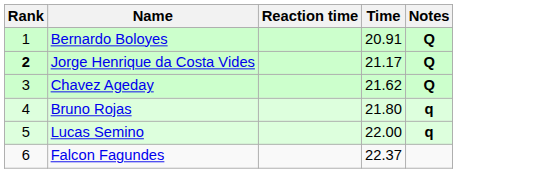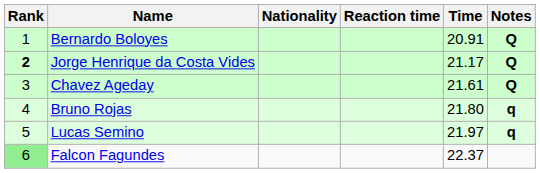+ column: (299, 16)
(383, 86) 21.62 -> (465, 86) 21.61
(383, 132) 22.00 -> (465, 132) 21.97
(26, 156) no background -> (26, 156) lightgreen background
